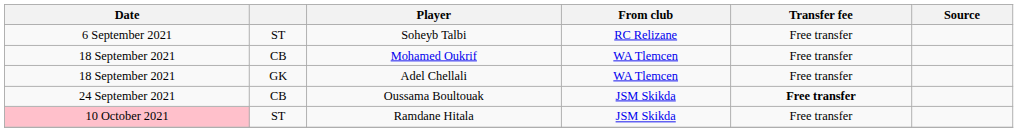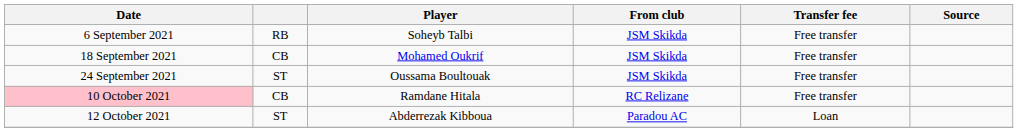(278, 34) ST -> (280, 34) RB
(646, 34) RC Relizane -> (657, 34) JSM Skikda
(646, 55) WA Tlemcen -> (657, 55) JSM Skikda
- row: (434, 75)
(278, 95) CB -> (280, 75) ST
(821, 95) bold -> (825, 75) normal
(278, 116) ST -> (280, 95) CB
(646, 116) JSM Skikda -> (657, 95) RC Relizane
+ row: (440, 116)
